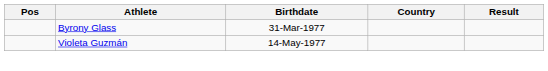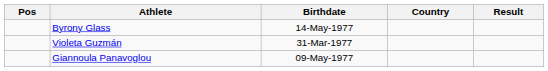(297, 27) 31-Mar-1977 -> (324, 27) 14-May-1977
(297, 43) 14-May-1977 -> (324, 43) 31-Mar-1977
+ row: (102, 58)
